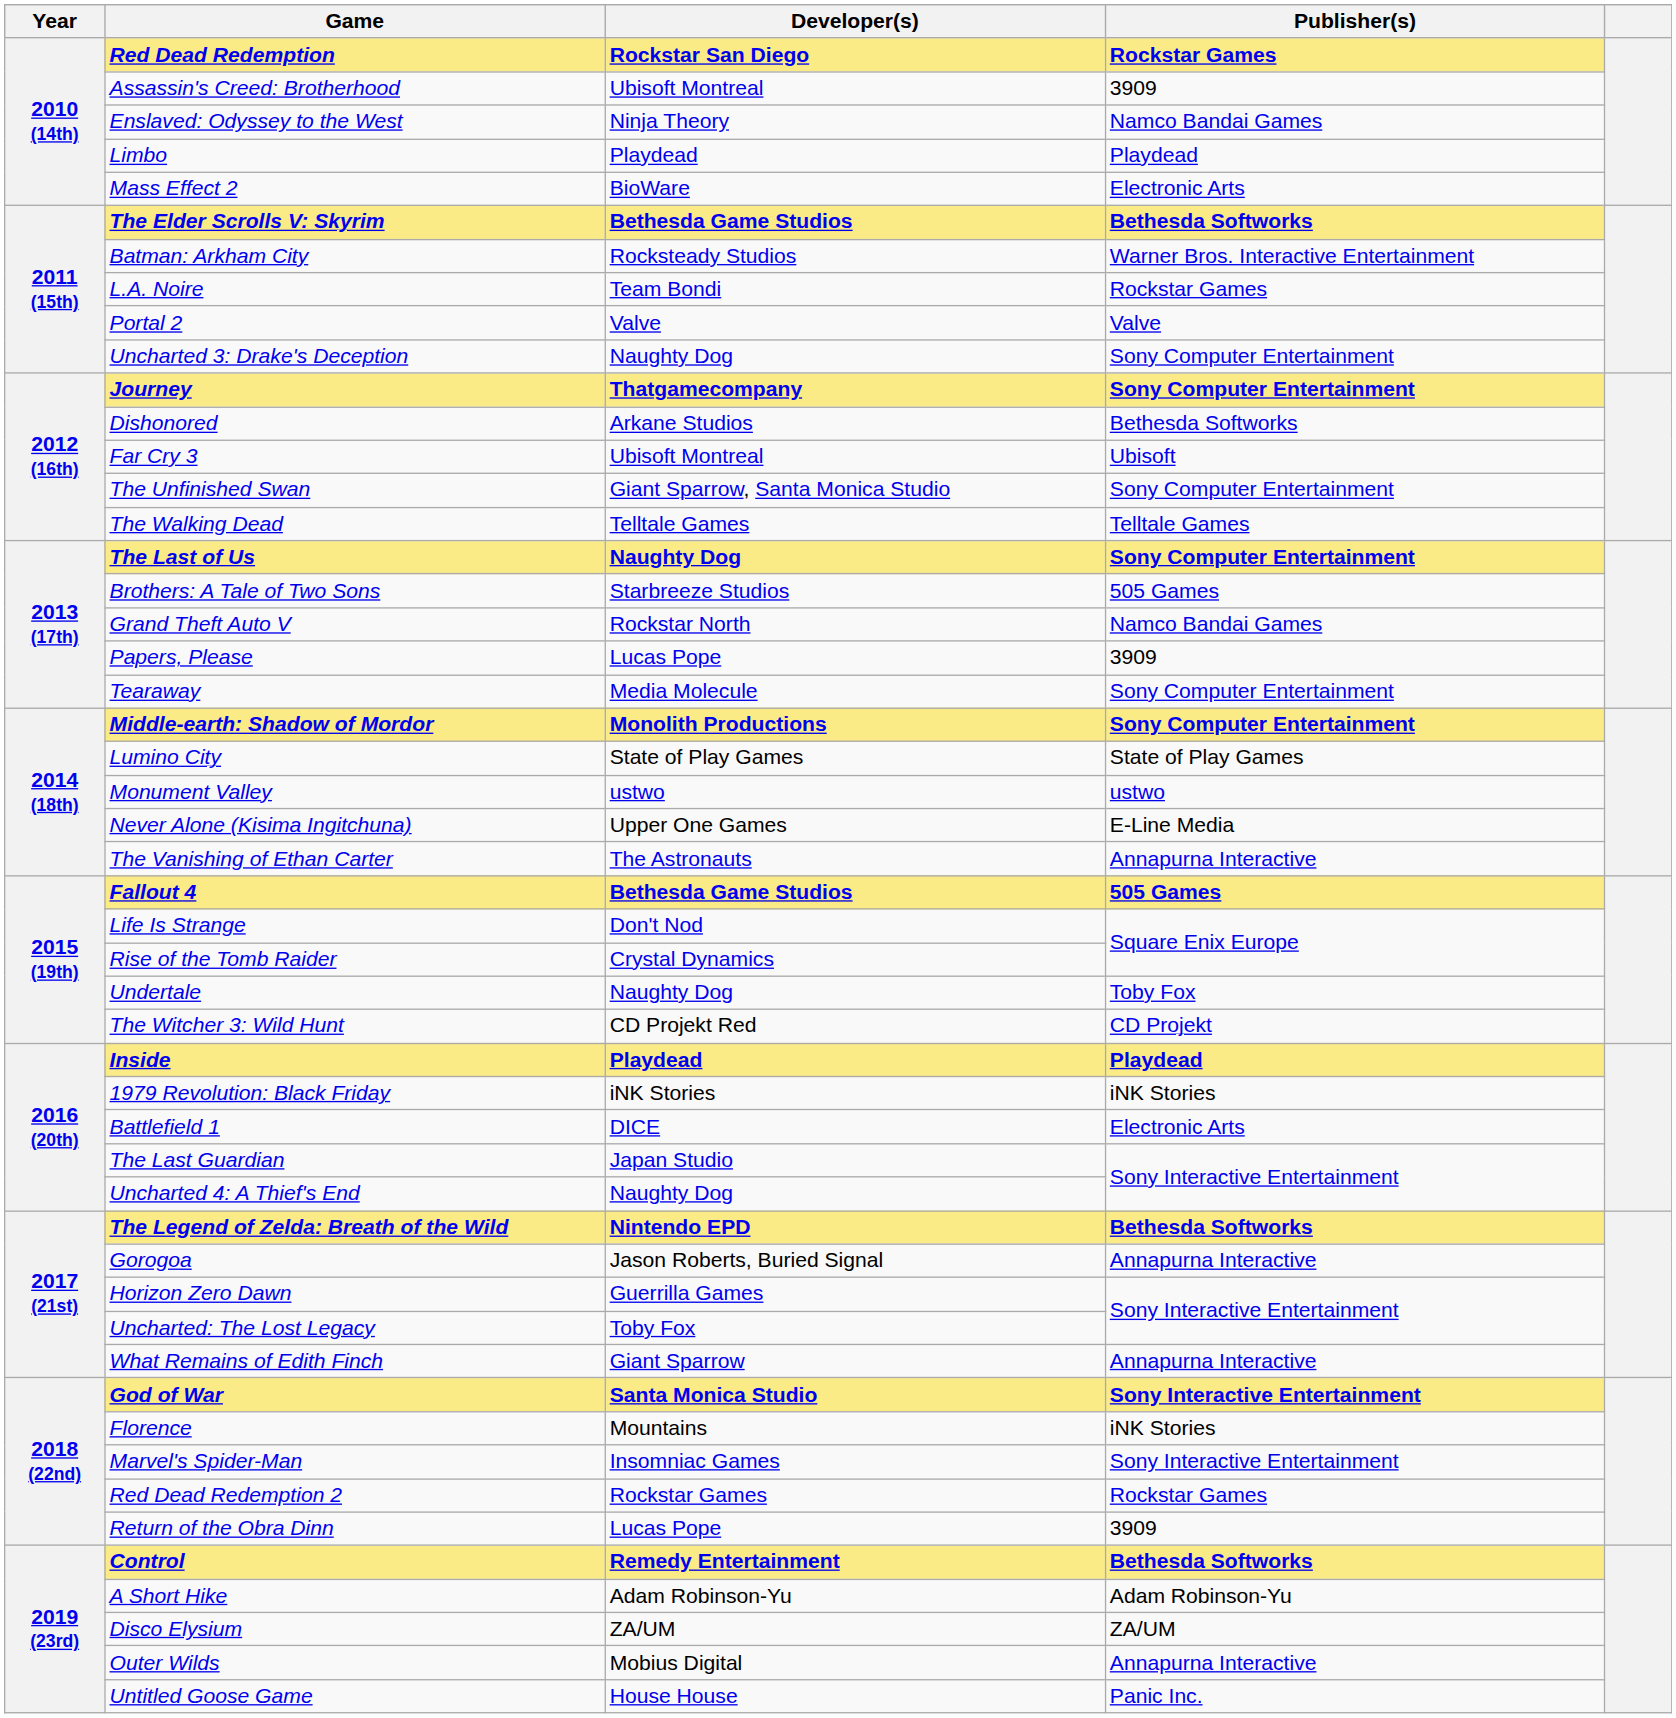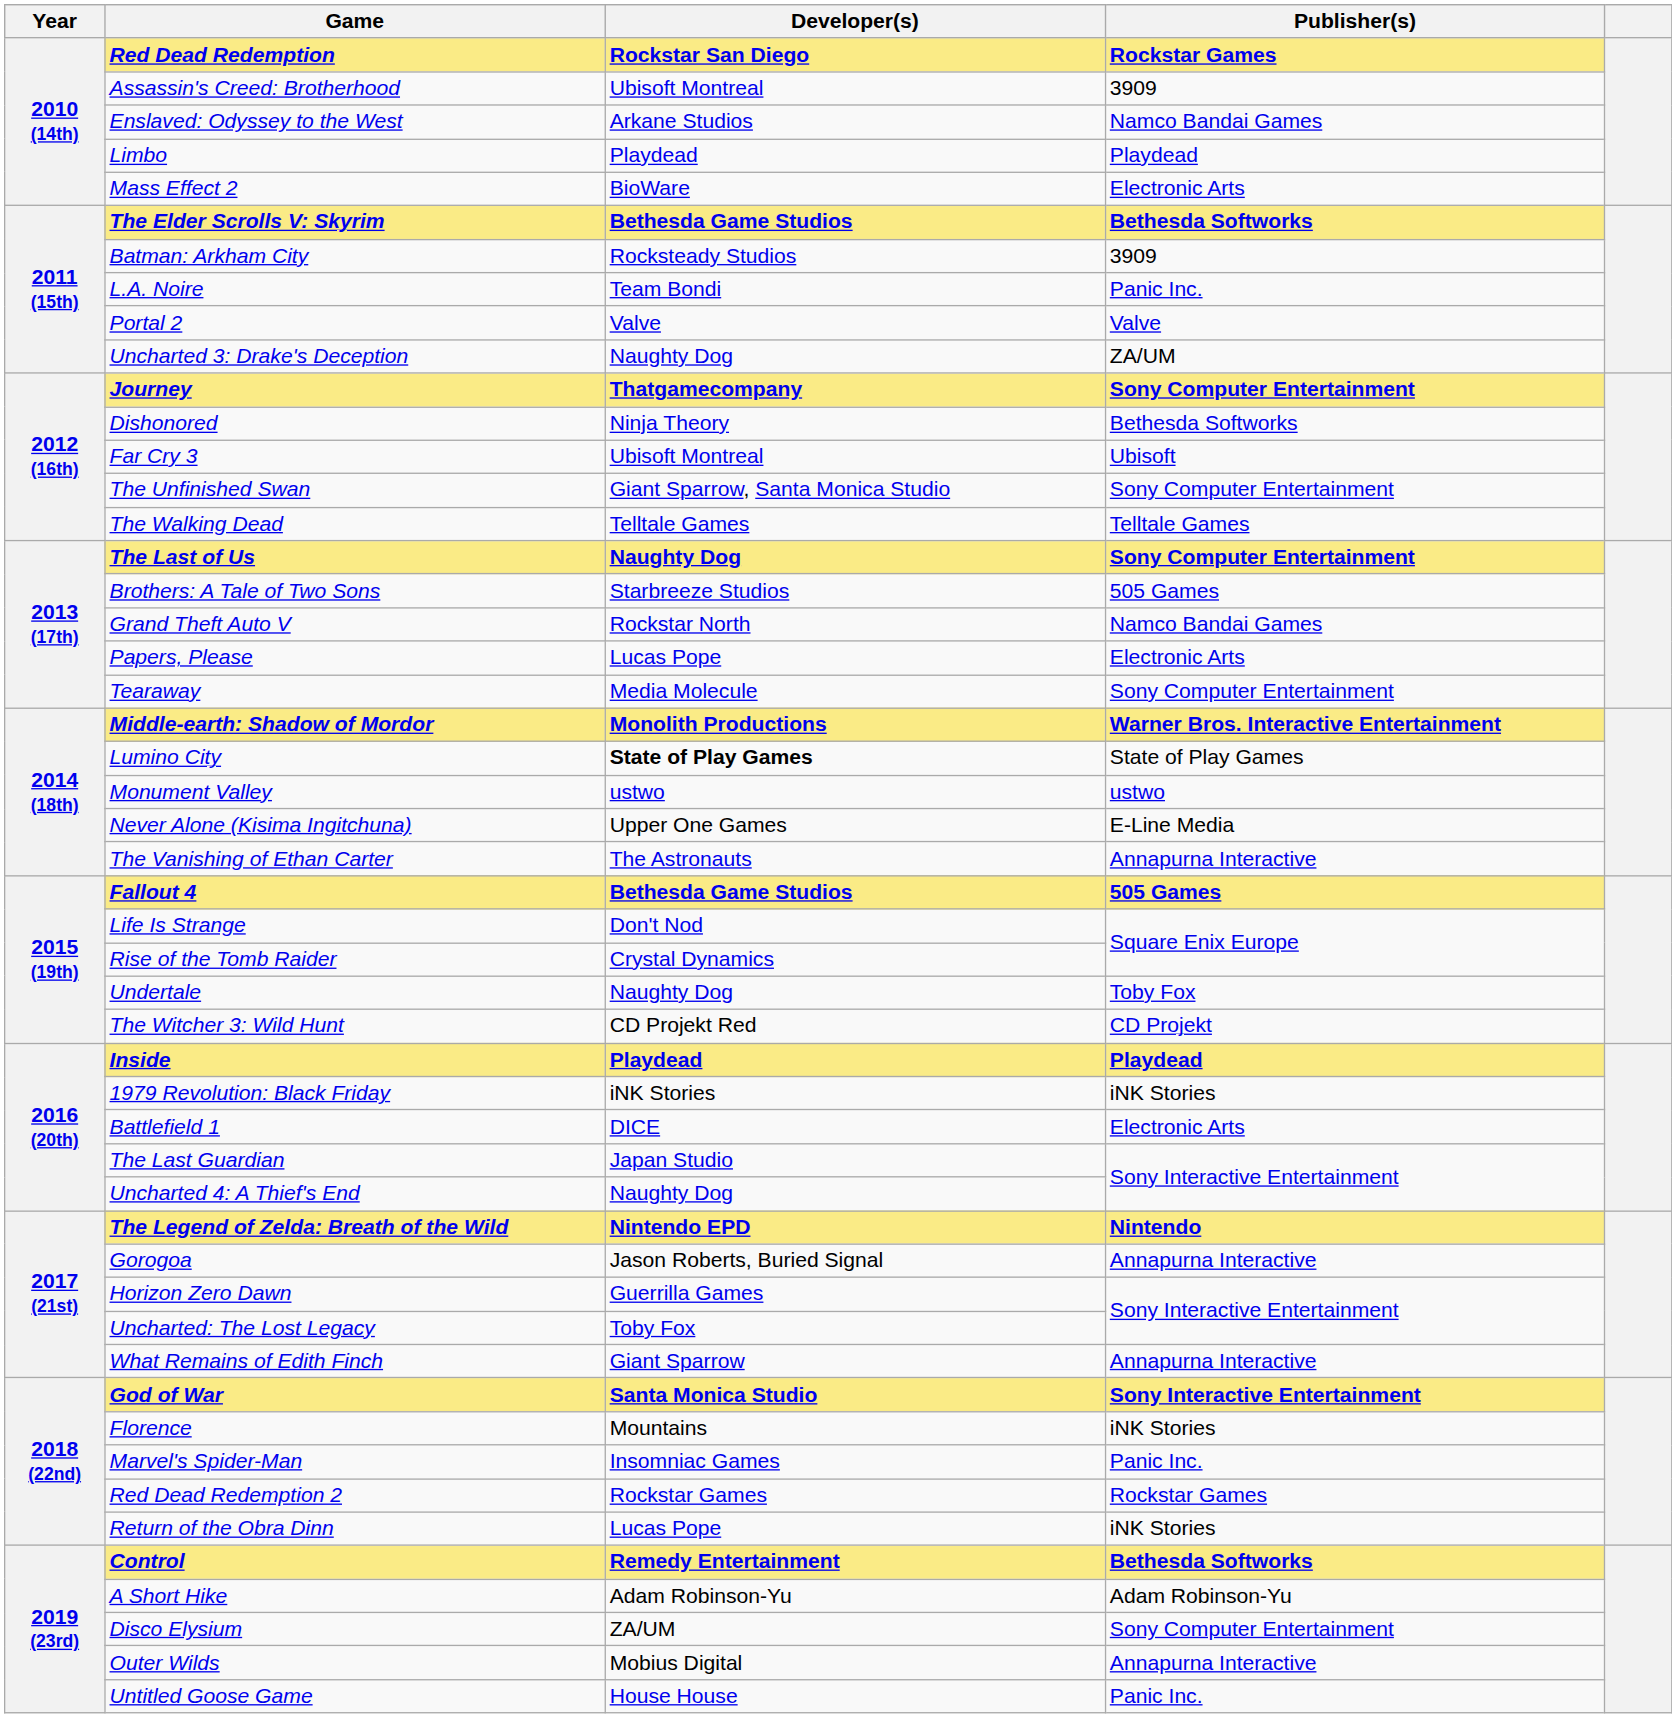(669, 121) Ninja Theory -> (681, 121) Arkane Studios
(1292, 255) Warner Bros. Interactive Entertainment -> (1133, 255) 3909
(1188, 289) Rockstar Games -> (1156, 289) Panic Inc.
(1252, 356) Sony Computer Entertainment -> (1143, 356) ZA/UM
(681, 423) Arkane Studios -> (669, 423) Ninja Theory
(1133, 657) 3909 -> (1177, 657) Electronic Arts
(1262, 724) Sony Computer Entertainment -> (1305, 724) Warner Bros. Interactive Entertainment
(707, 758) normal -> (711, 758) bold
(1211, 1227) Bethesda Softworks -> (1156, 1227) Nintendo
(1254, 1461) Sony Interactive Entertainment -> (1156, 1461) Panic Inc.
(1133, 1528) 3909 -> (1163, 1528) iNK Stories
(1143, 1629) ZA/UM -> (1252, 1629) Sony Computer Entertainment
